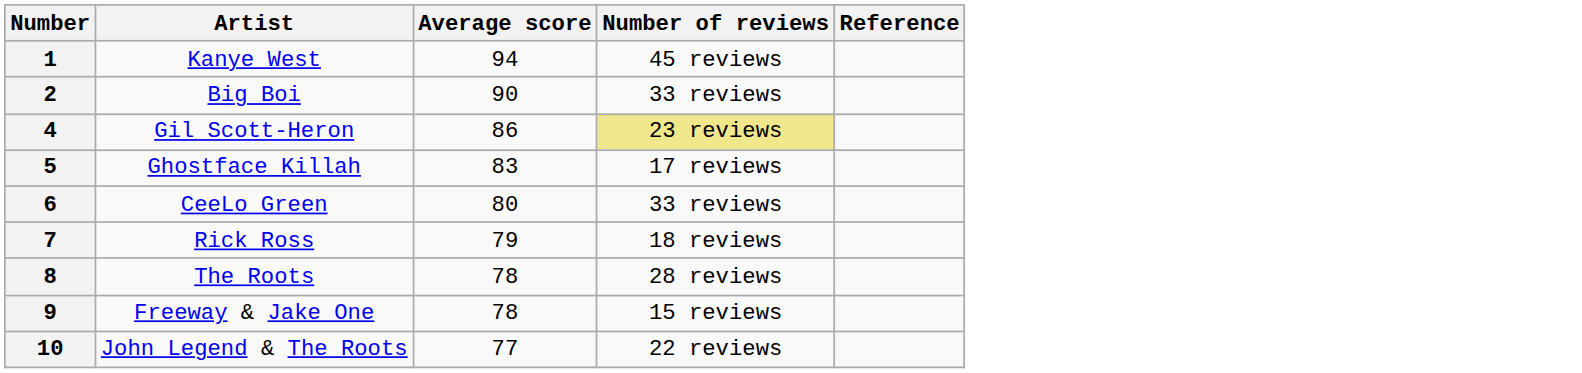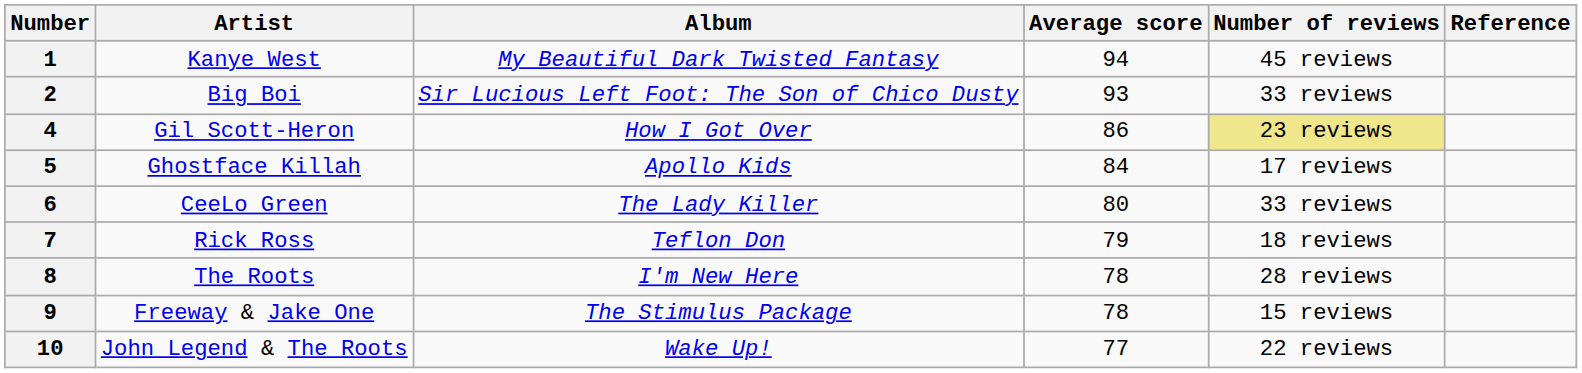+ column: (718, 23)
(505, 95) 90 -> (1116, 95) 93
(505, 168) 83 -> (1116, 168) 84
